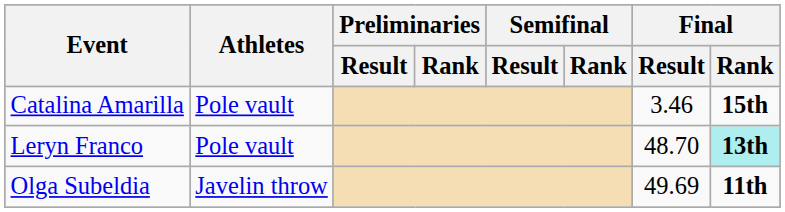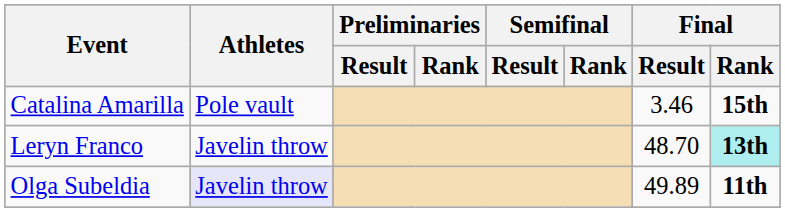(245, 146) Pole vault -> (262, 146) Javelin throw
(262, 186) no background -> (262, 186) lavender background
(672, 186) 49.69 -> (672, 186) 49.89
